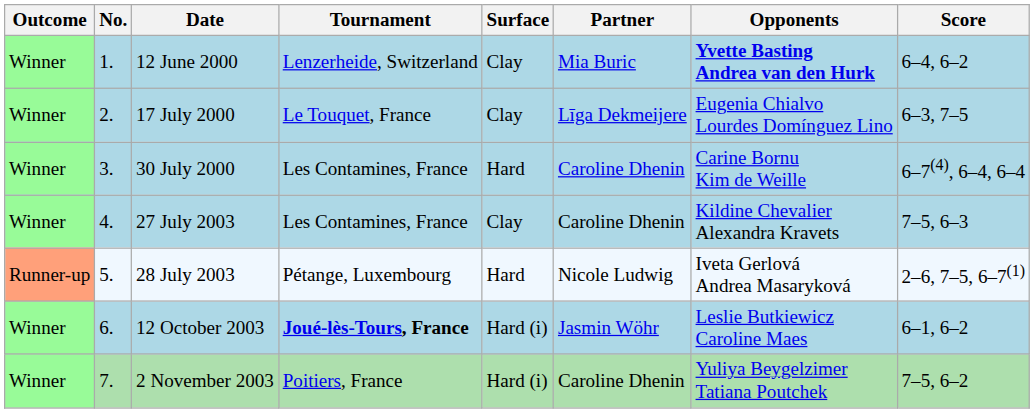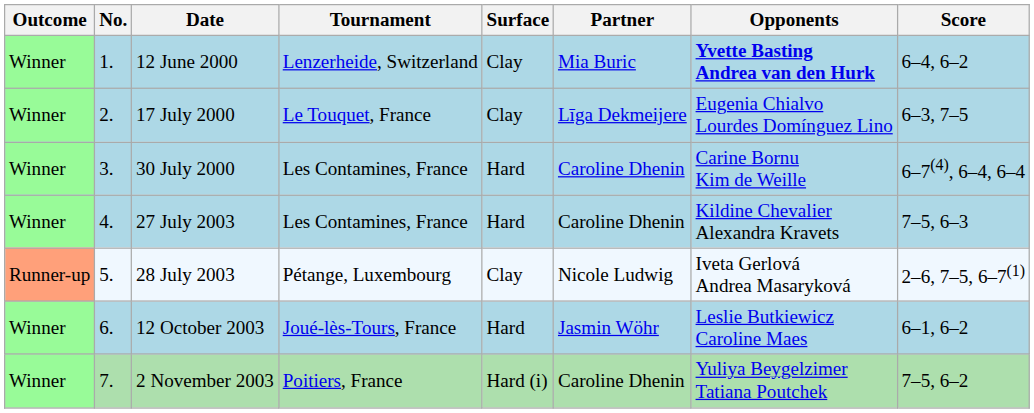(505, 220) Clay -> (506, 220) Hard
(506, 274) Hard -> (505, 274) Clay
(376, 327) bold -> (370, 327) normal
(517, 327) Hard (i) -> (506, 327) Hard
